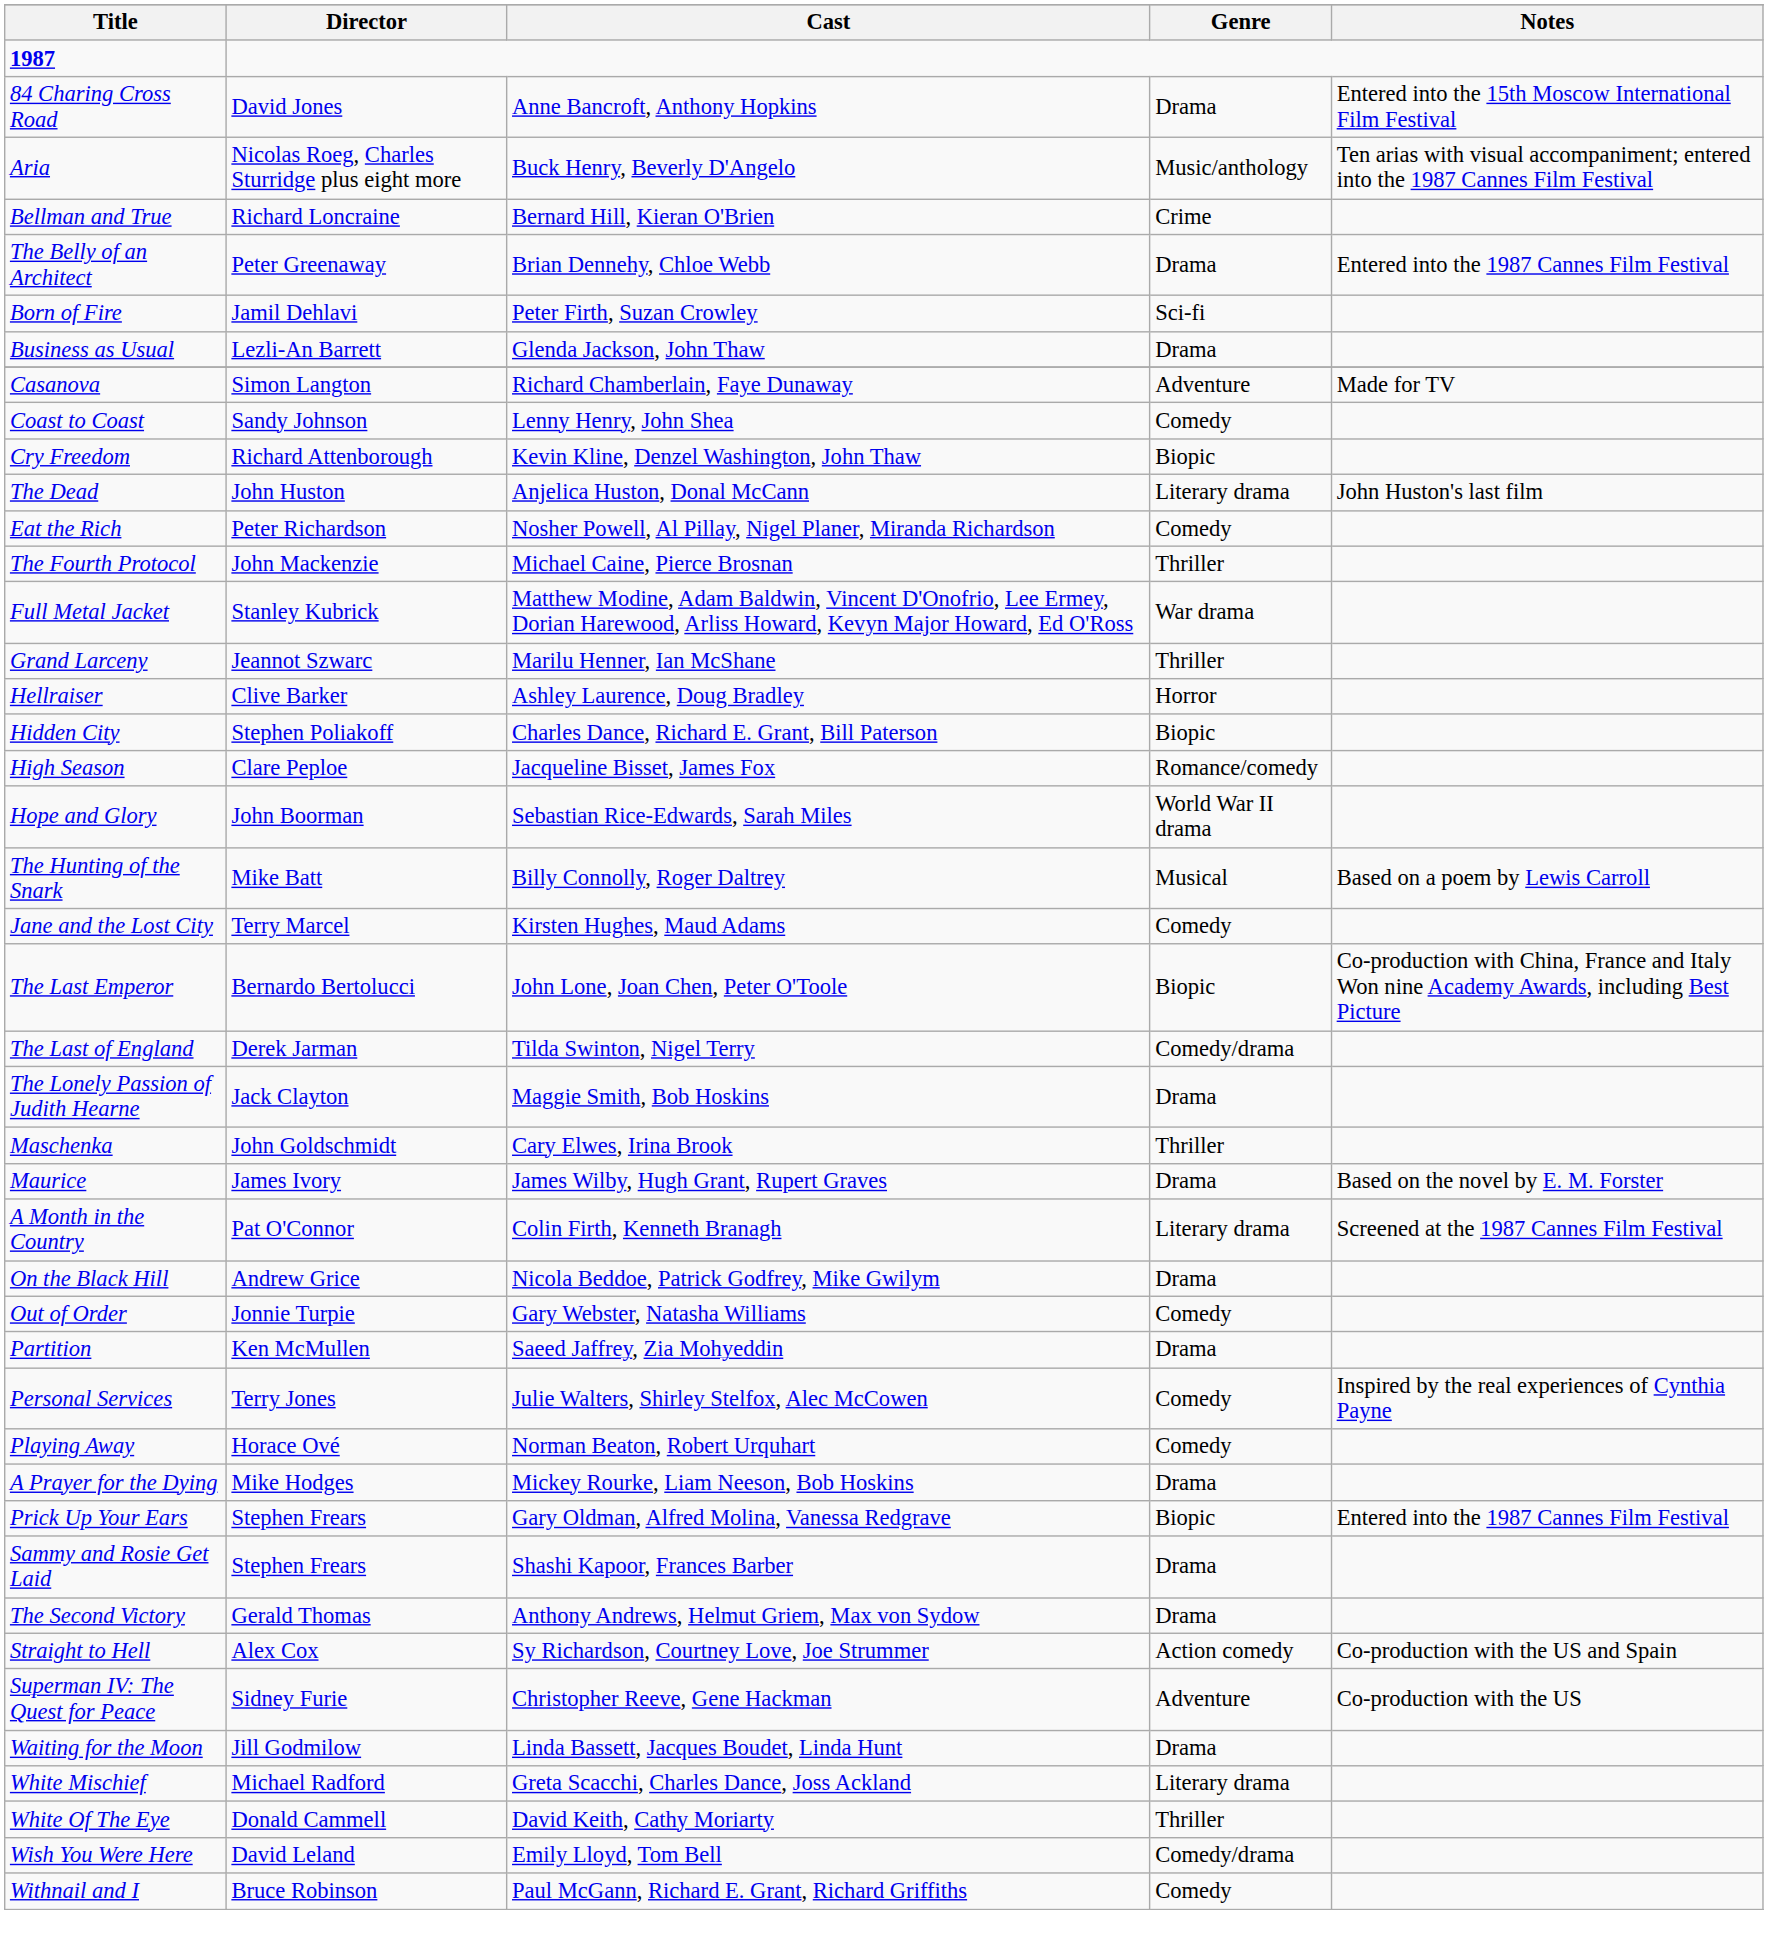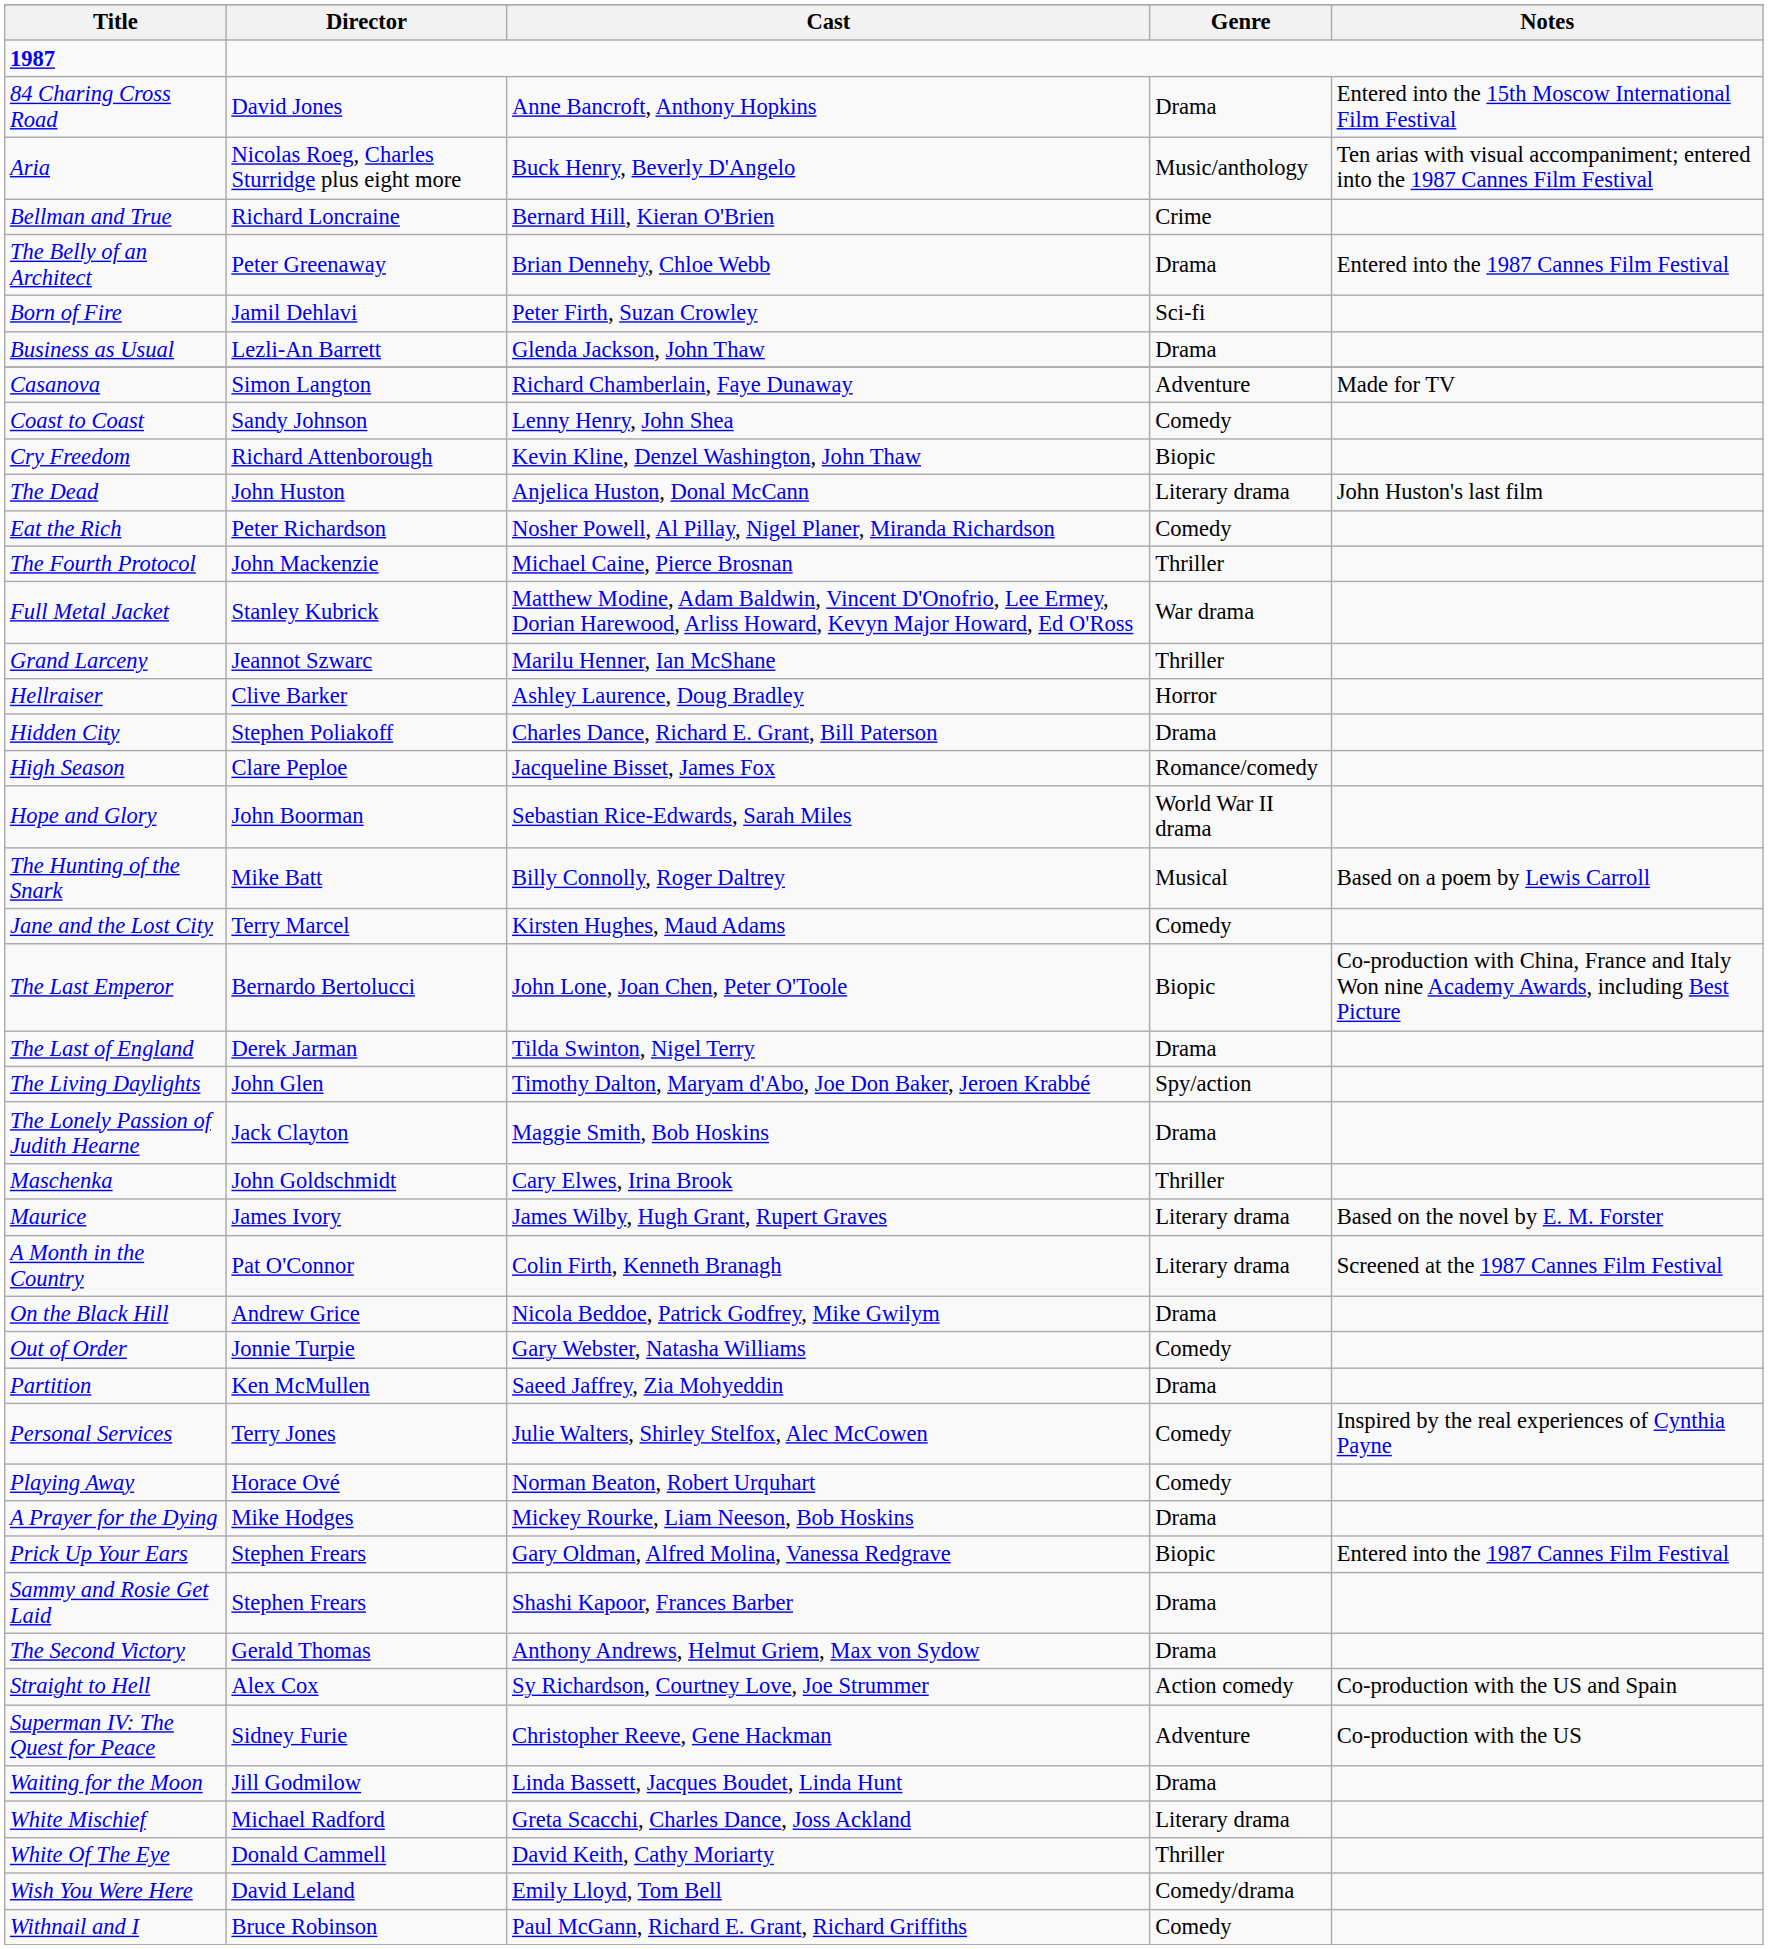(1185, 732) Biopic -> (1186, 732) Drama
(1225, 1048) Comedy/drama -> (1186, 1048) Drama
+ row: (105, 1084)
(1186, 1181) Drama -> (1222, 1216) Literary drama
